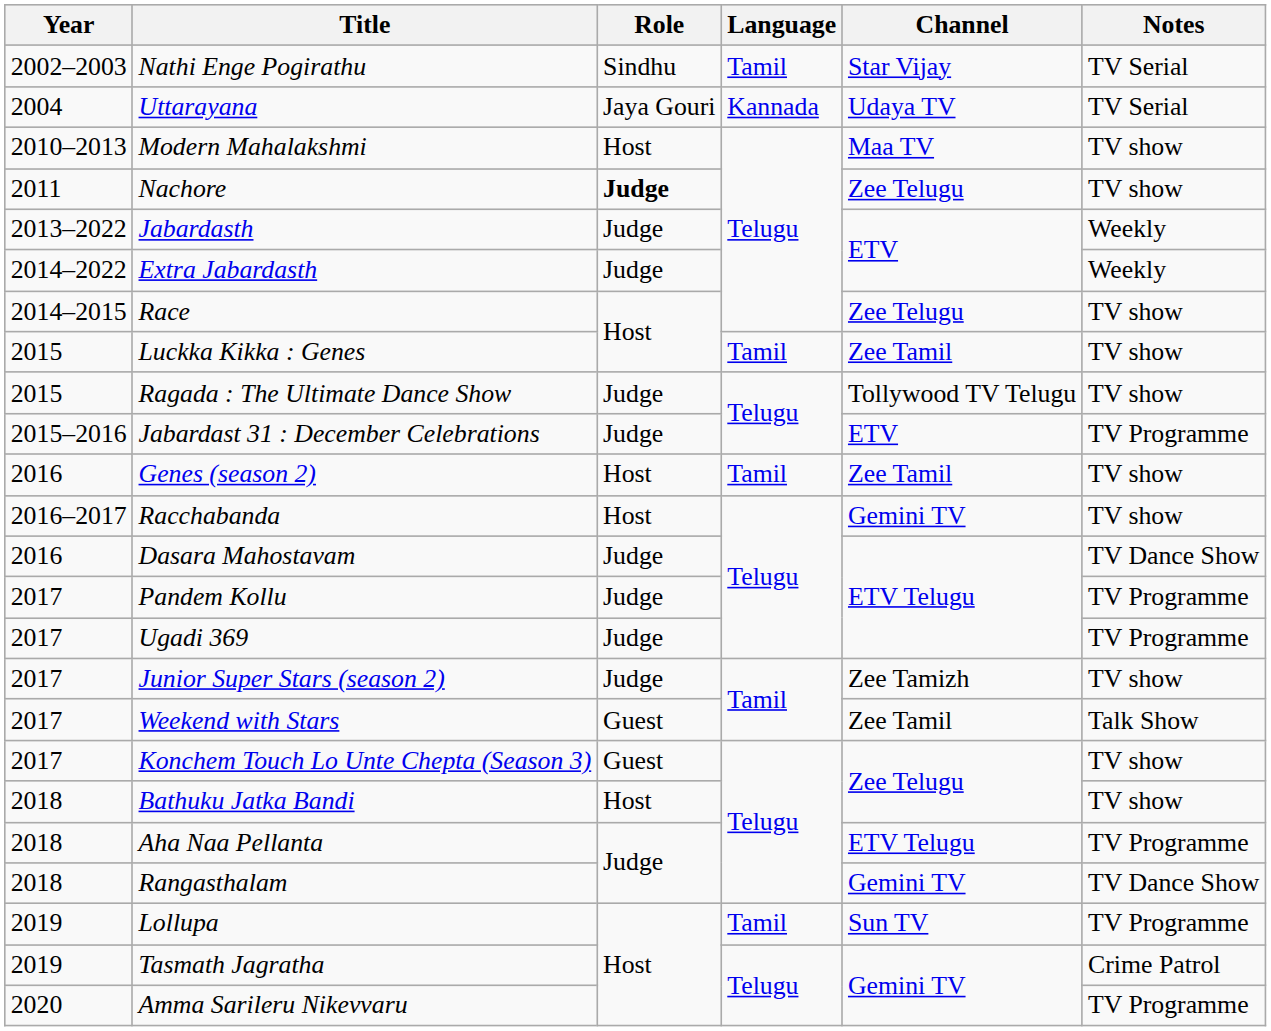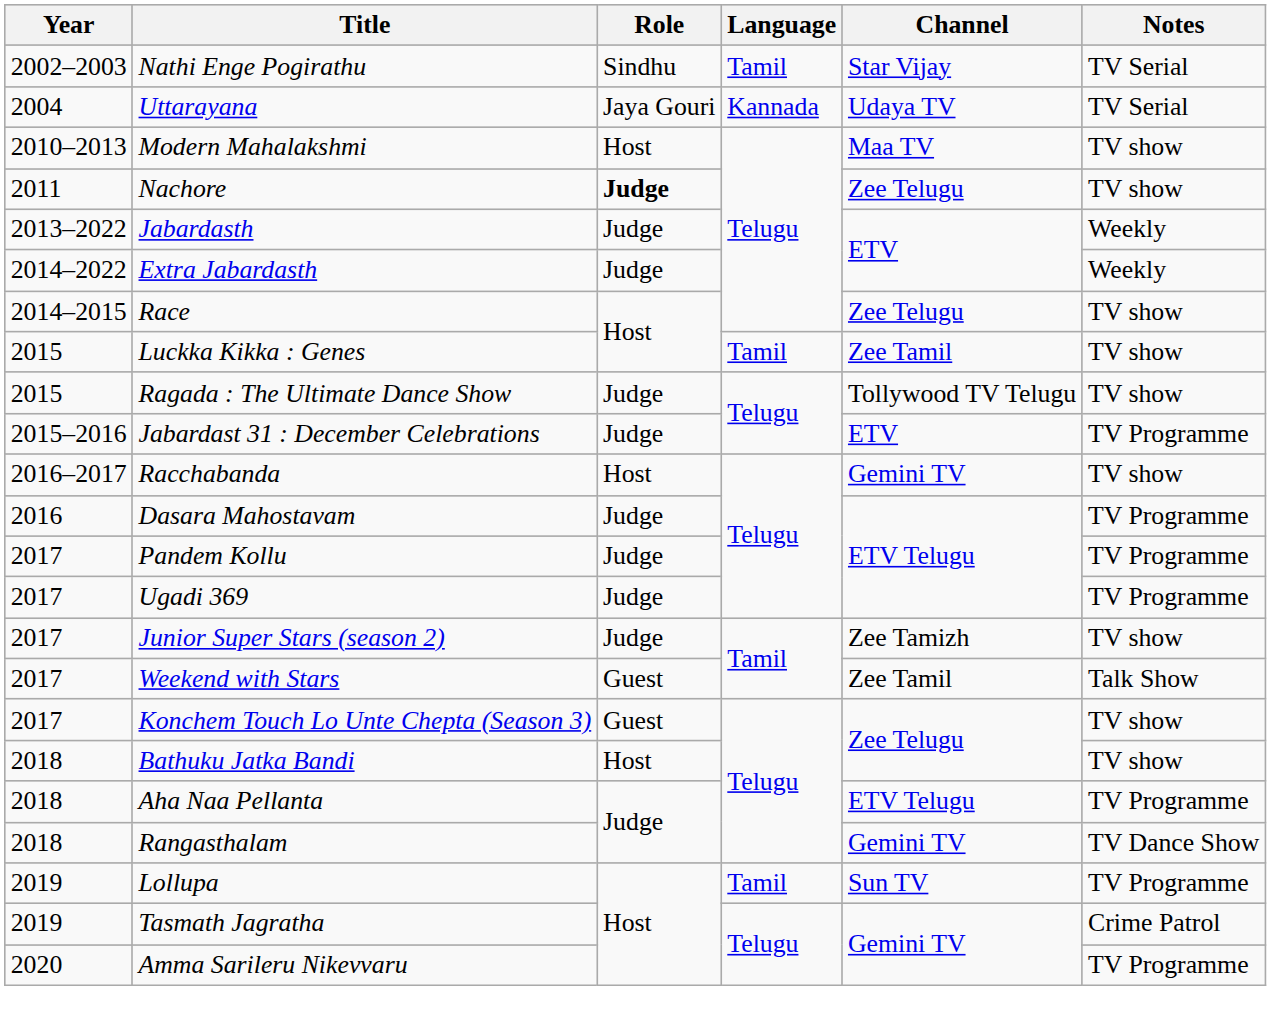- row: (227, 474)
(1174, 556) TV Dance Show -> (1168, 515) TV Programme
